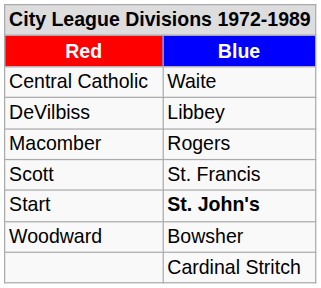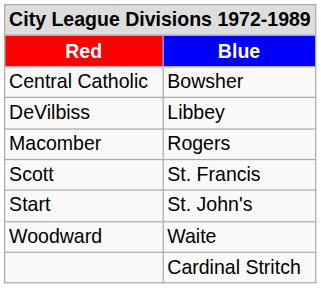(192, 81) Waite -> (205, 81) Bowsher
(214, 205) bold -> (210, 205) normal
(205, 236) Bowsher -> (192, 236) Waite
